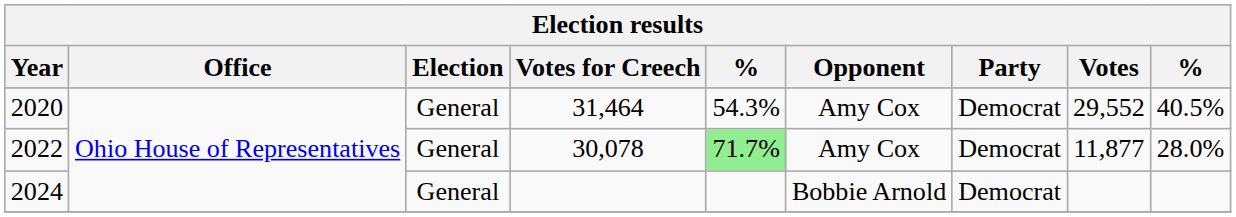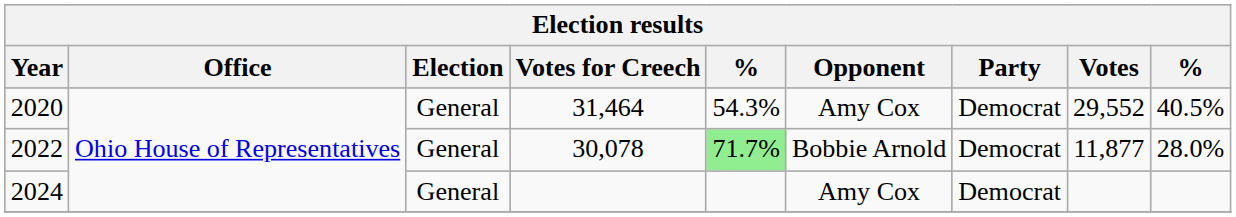(869, 149) Amy Cox -> (869, 149) Bobbie Arnold
(869, 190) Bobbie Arnold -> (869, 190) Amy Cox
